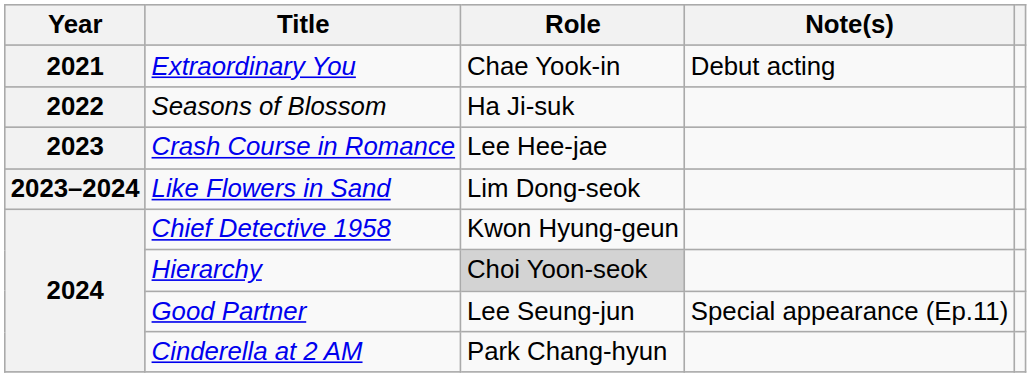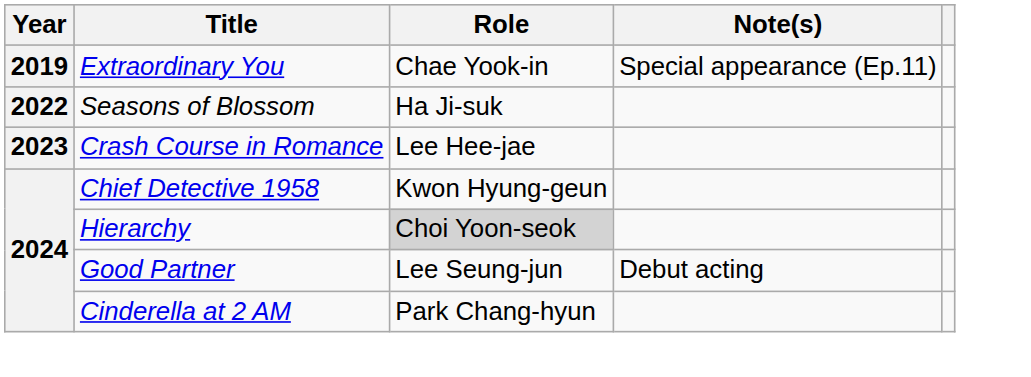(75, 65) 2021 -> (39, 65) 2019
(763, 65) Debut acting -> (778, 65) Special appearance (Ep.11)
- row: (271, 188)
(850, 310) Special appearance (Ep.11) -> (691, 270) Debut acting
